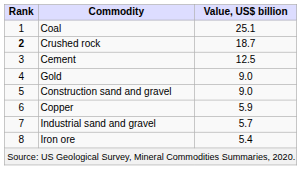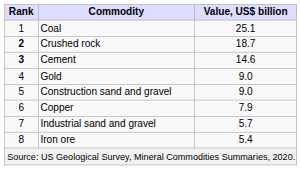(21, 60) normal -> (21, 60) bold
(246, 60) 12.5 -> (246, 60) 14.6
(246, 108) 5.9 -> (246, 108) 7.9
